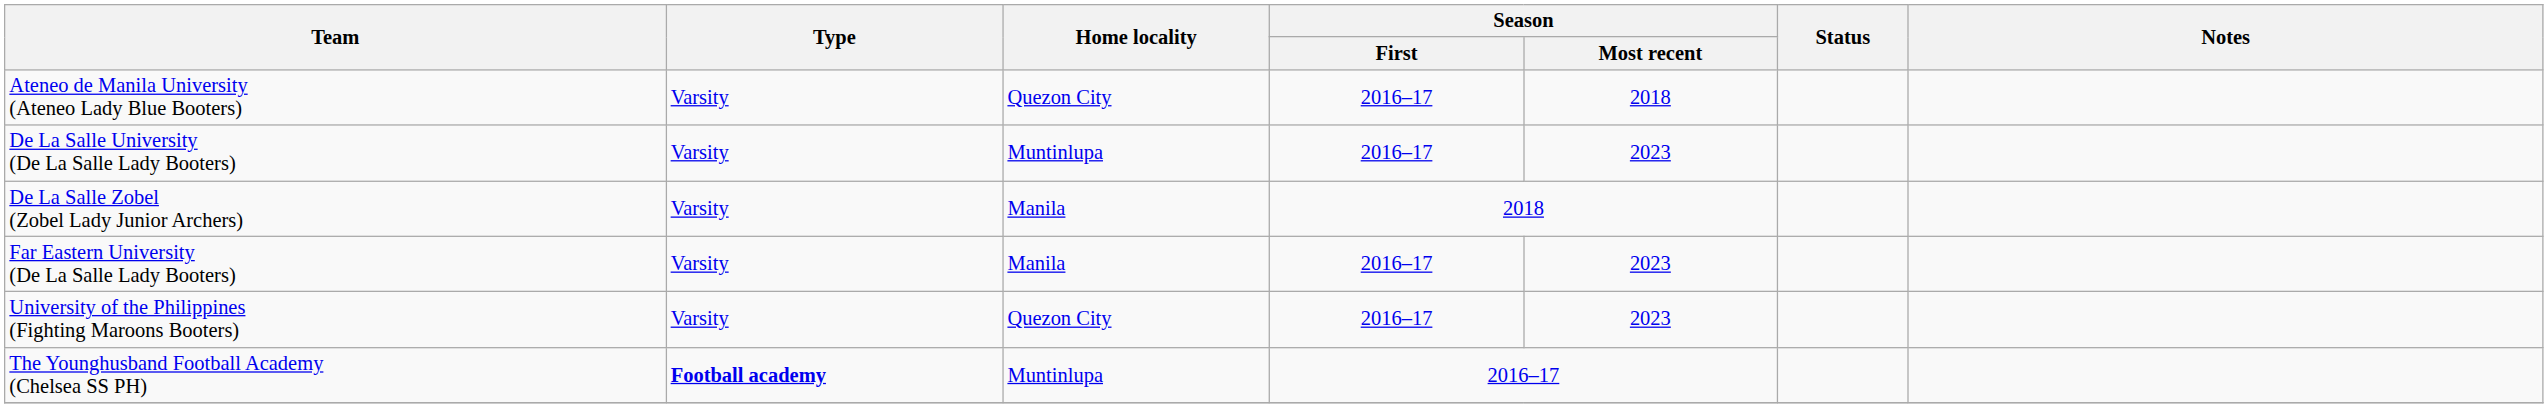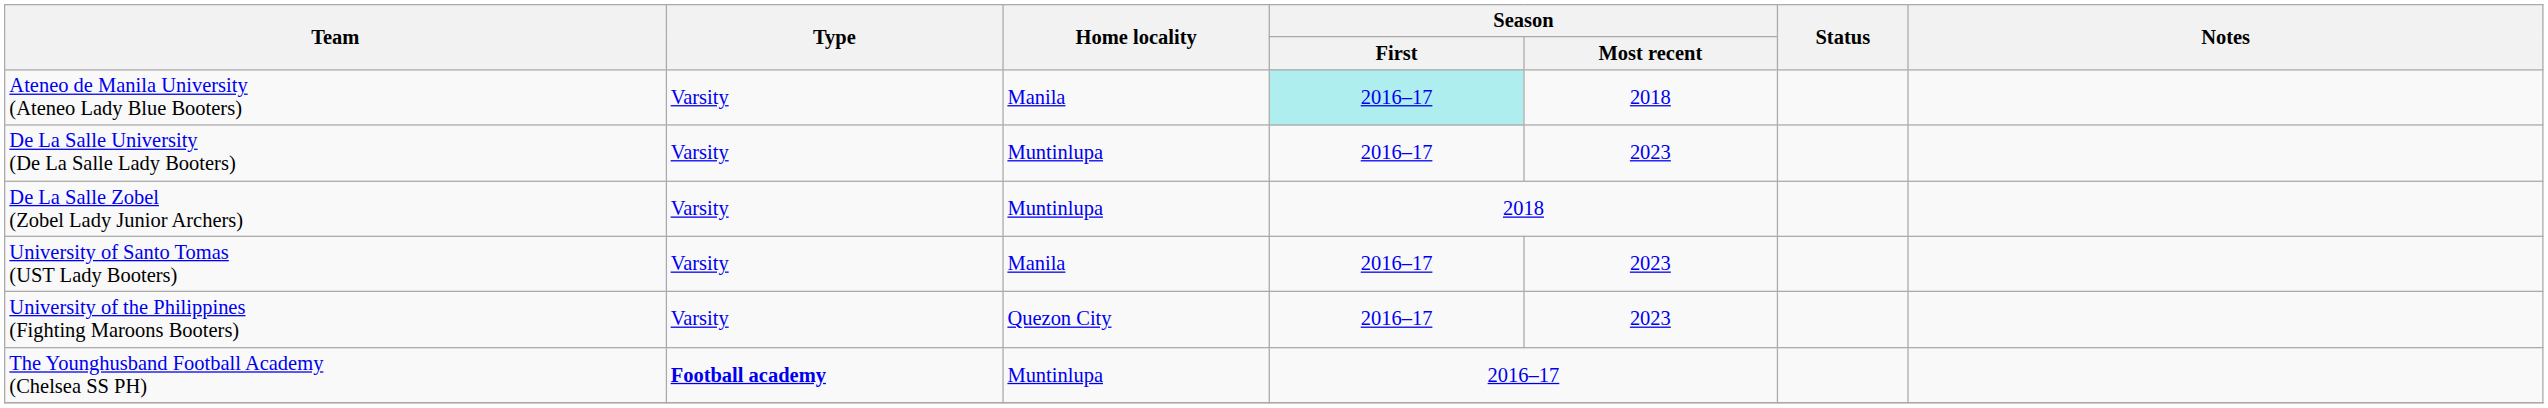(1059, 97) Quezon City -> (1036, 97) Manila
(1397, 97) no background -> (1397, 97) paleturquoise background
(1036, 208) Manila -> (1055, 208) Muntinlupa
- row: (123, 263)
+ row: (119, 263)
